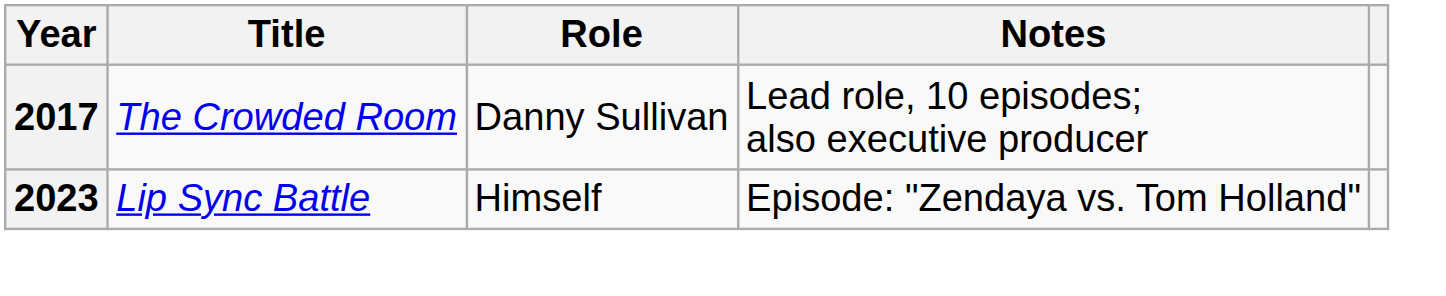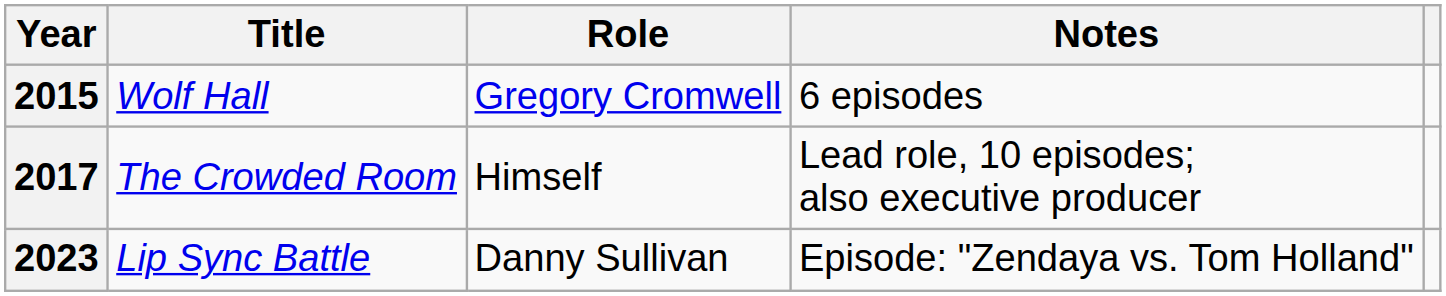+ row: (56, 95)
(602, 116) Danny Sullivan -> (538, 176) Himself
(538, 198) Himself -> (602, 258) Danny Sullivan
